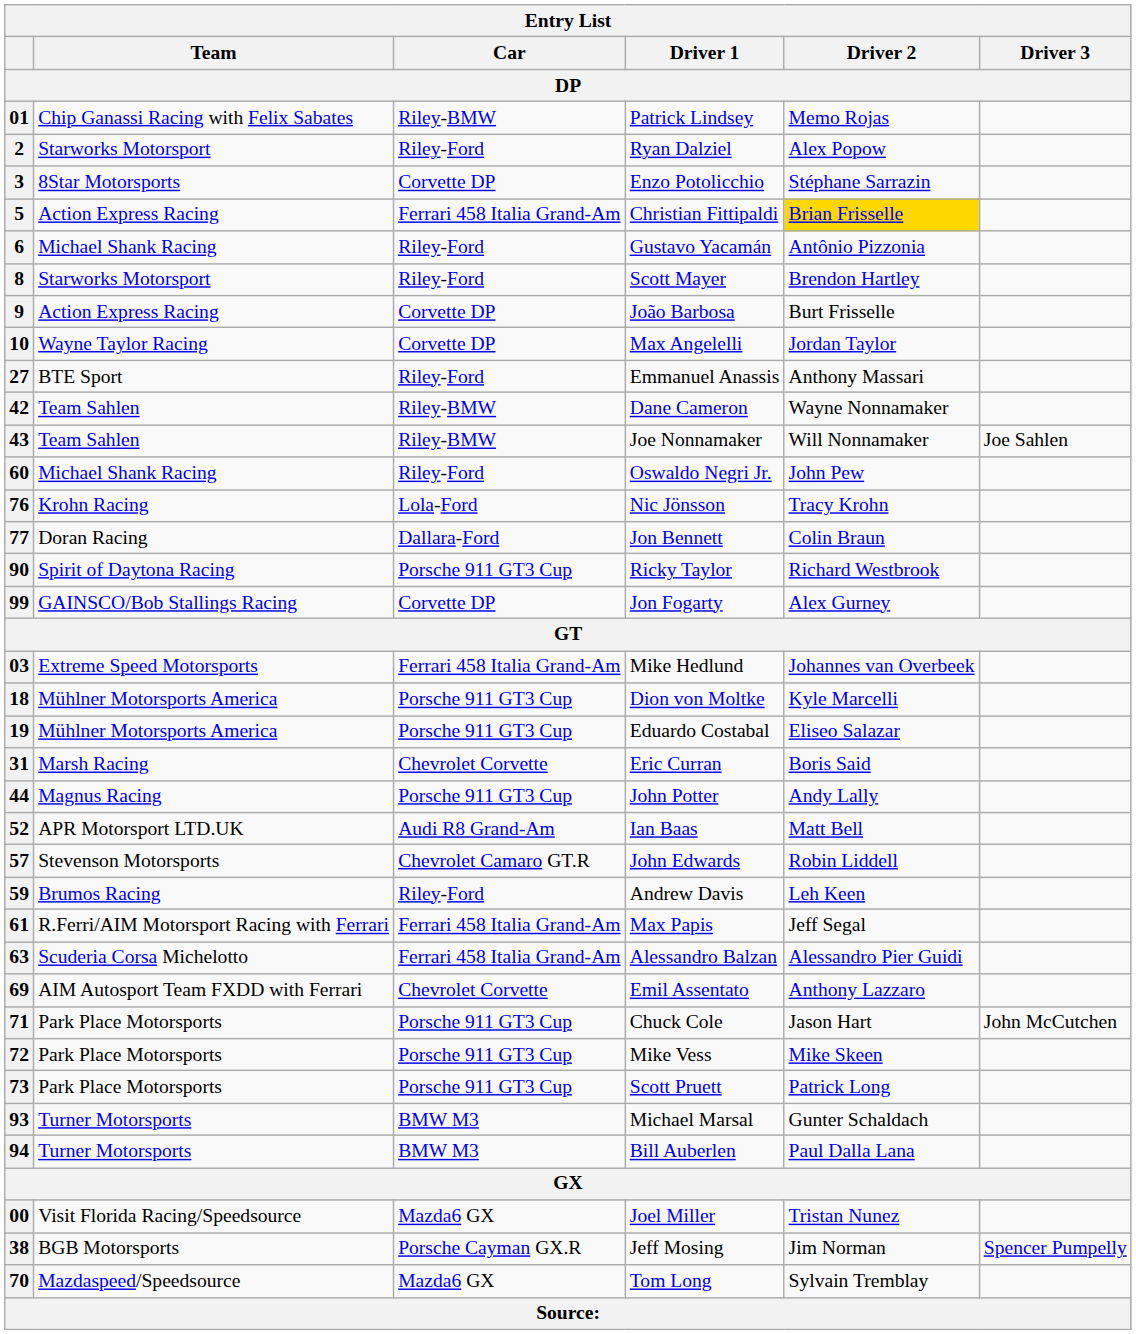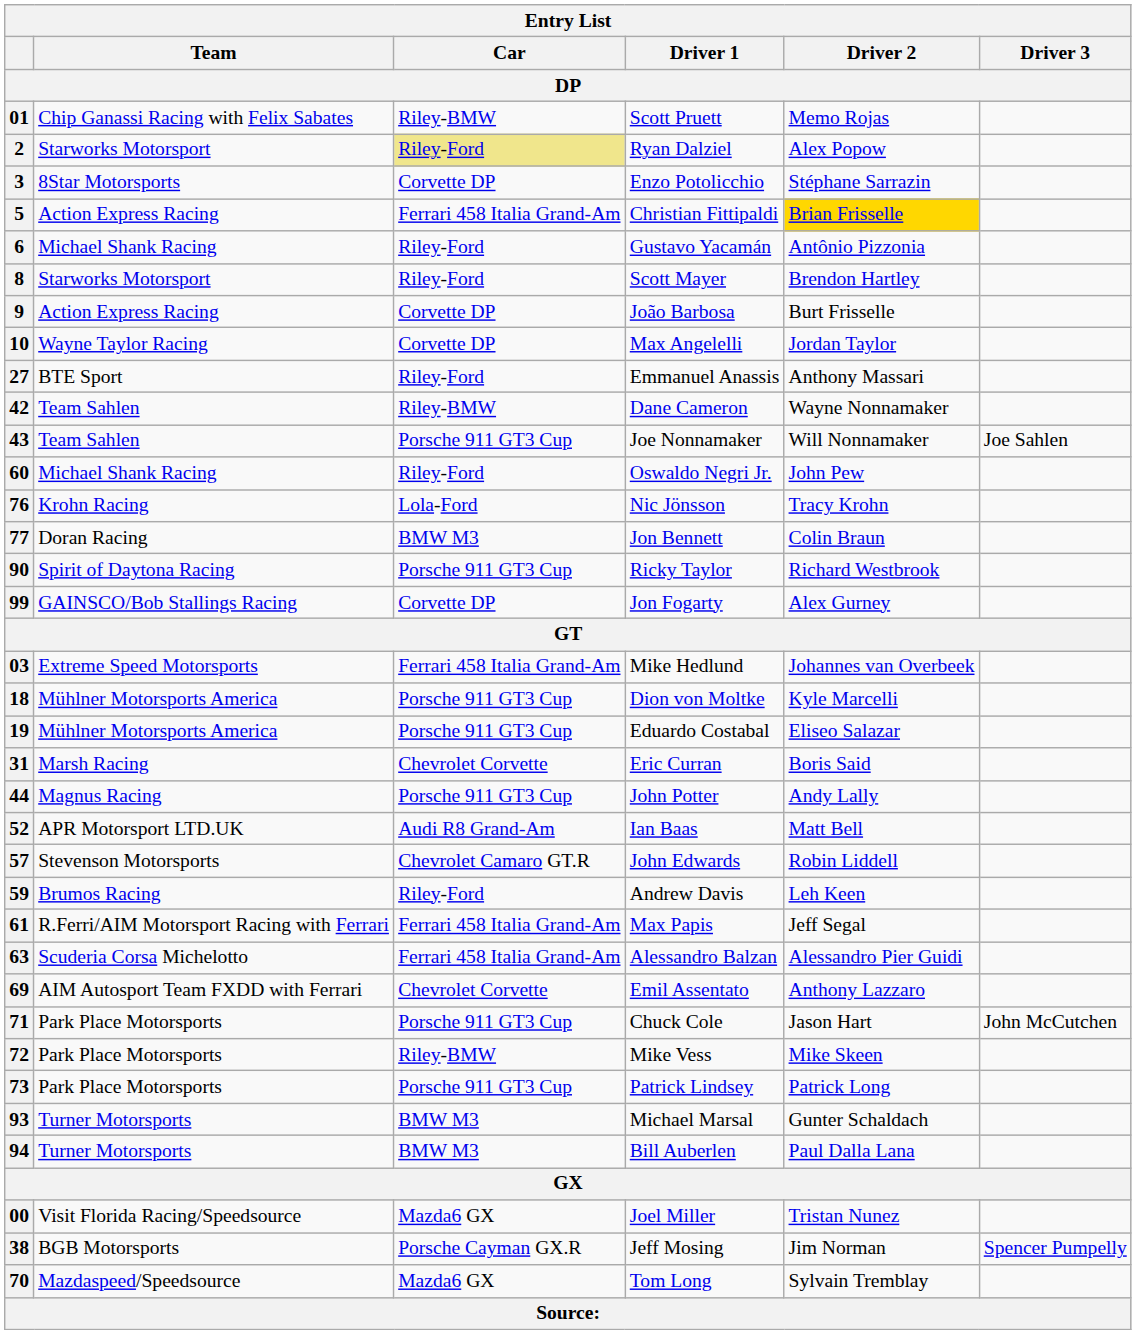(691, 117) Patrick Lindsey -> (676, 117) Scott Pruett
(441, 149) no background -> (441, 149) khaki background
(447, 440) Riley-BMW -> (485, 440) Porsche 911 GT3 Cup
(449, 537) Dallara-Ford -> (439, 537) BMW M3
(485, 1054) Porsche 911 GT3 Cup -> (447, 1054) Riley-BMW
(676, 1086) Scott Pruett -> (691, 1086) Patrick Lindsey
